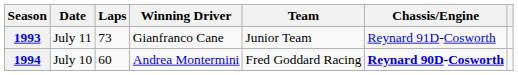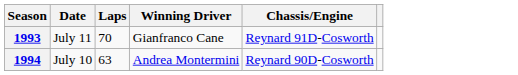- column: (303, 15)
(105, 37) 73 -> (105, 37) 70
(105, 59) 60 -> (105, 59) 63
(436, 59) bold -> (310, 59) normal
